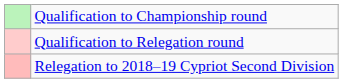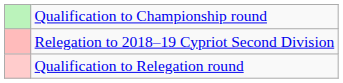rows swapped: (139, 41) <-> (184, 66)
